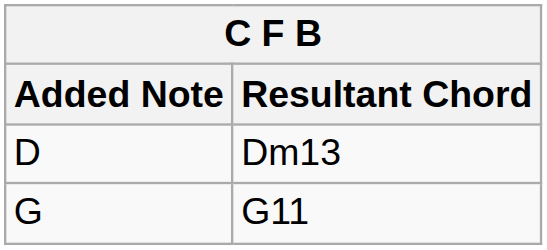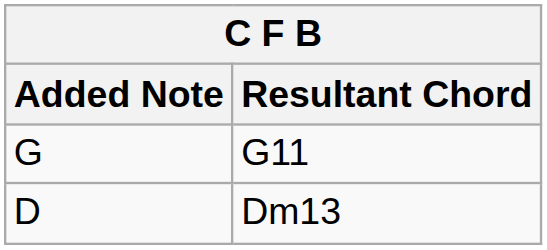rows swapped: (291, 152) <-> (275, 212)
